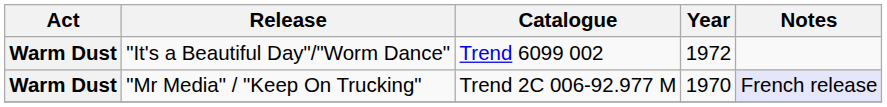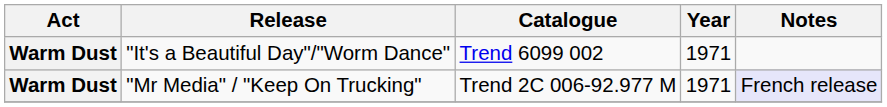(708, 53) 1972 -> (708, 53) 1971
(708, 85) 1970 -> (708, 85) 1971
